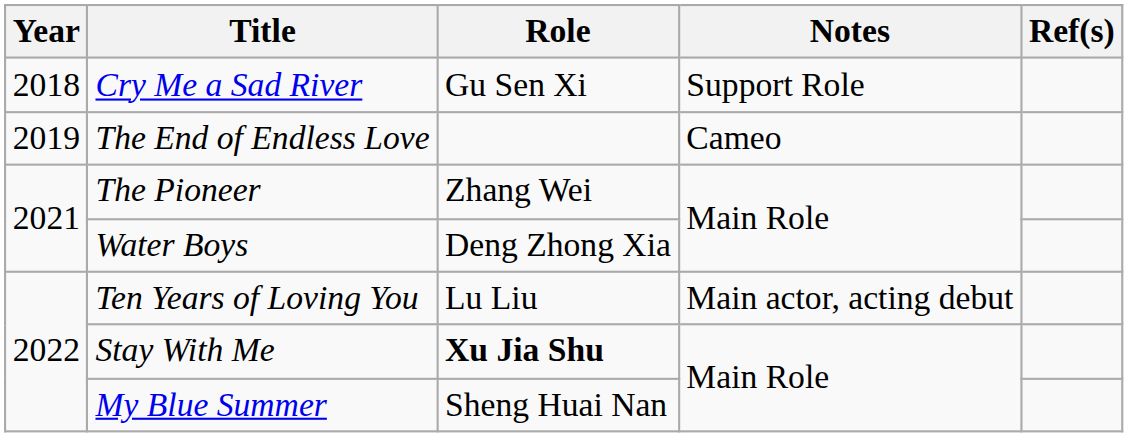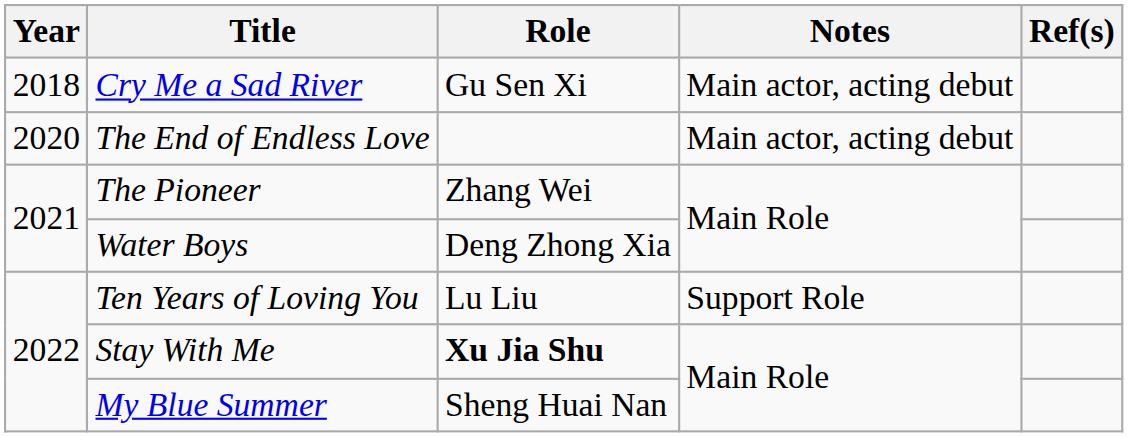(776, 84) Support Role -> (850, 84) Main actor, acting debut
(46, 137) 2019 -> (46, 137) 2020
(734, 137) Cameo -> (850, 137) Main actor, acting debut
(850, 297) Main actor, acting debut -> (776, 297) Support Role
